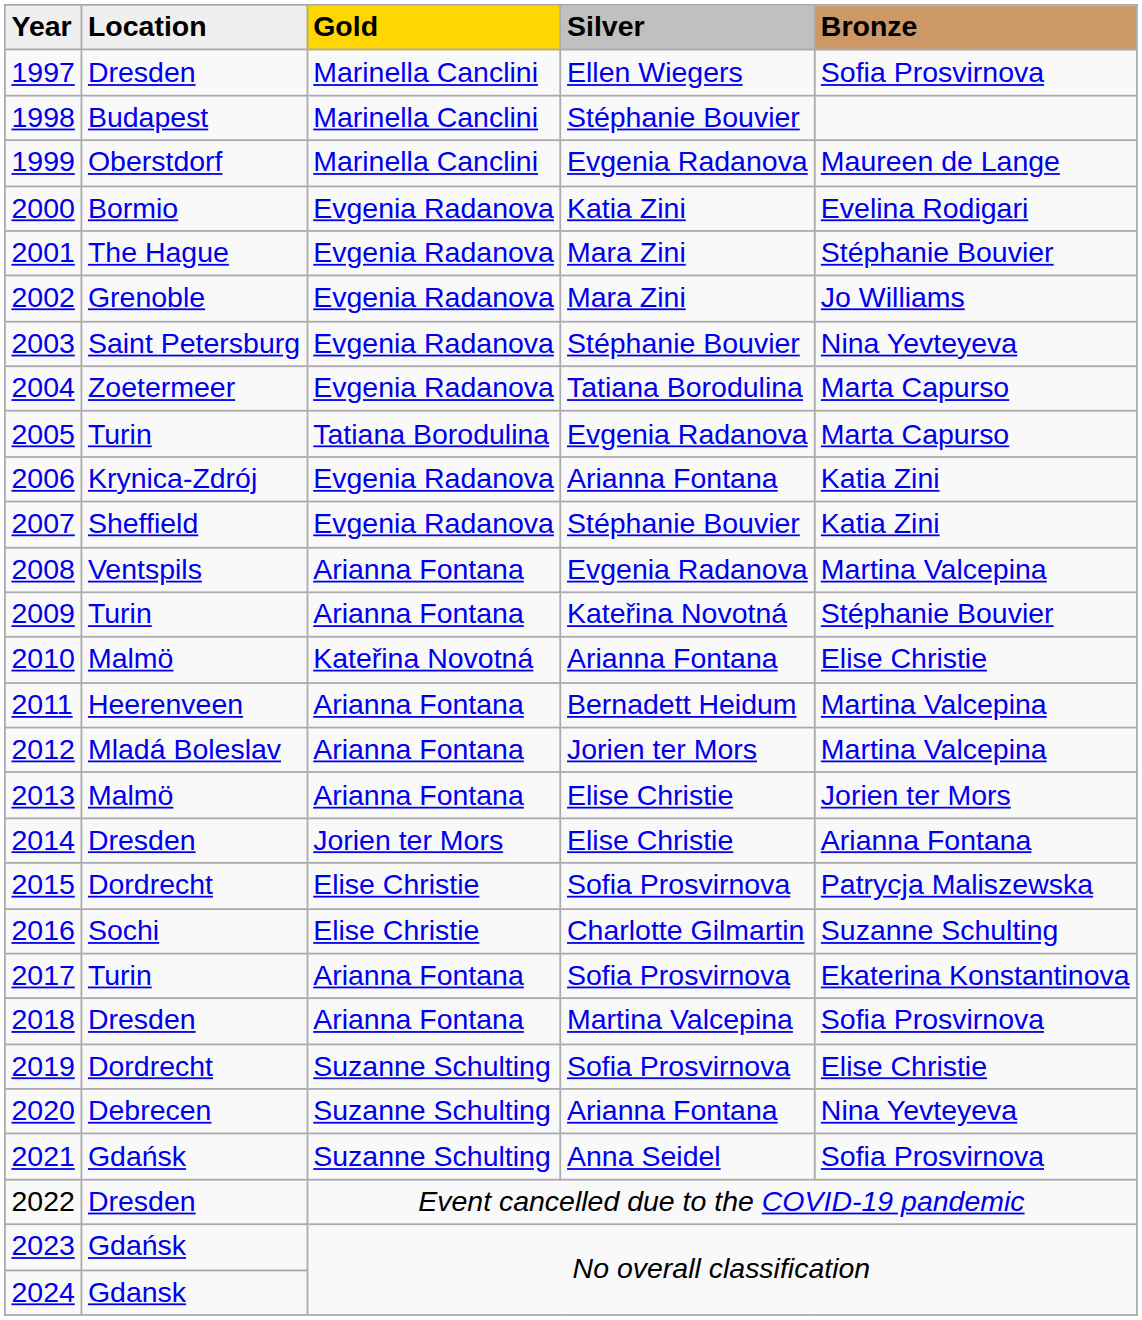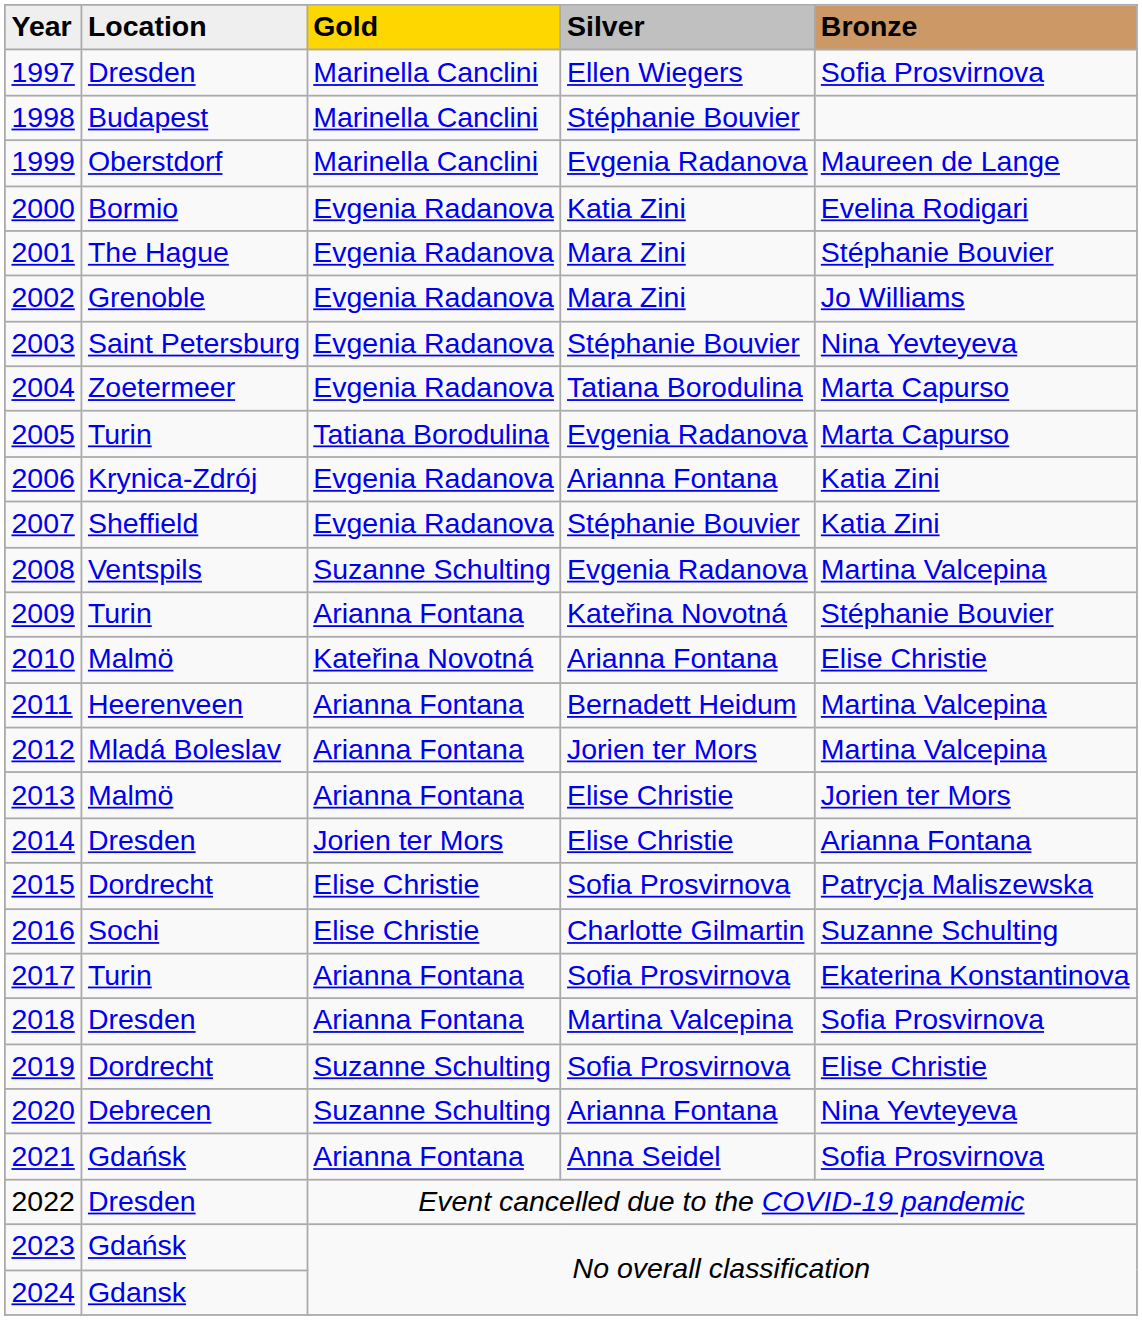(419, 569) Arianna Fontana -> (432, 569) Suzanne Schulting
(432, 1156) Suzanne Schulting -> (419, 1156) Arianna Fontana
